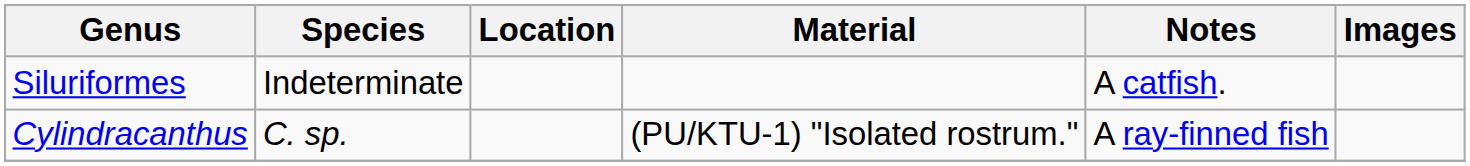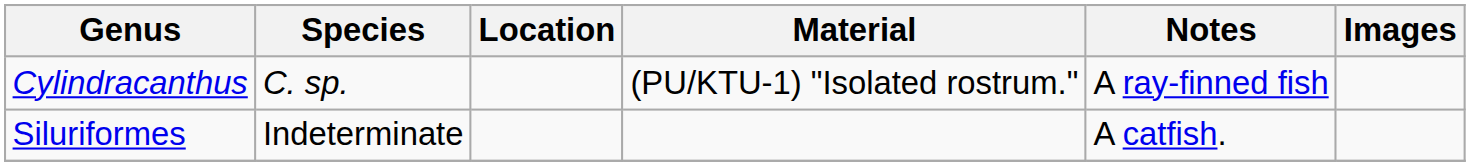rows swapped: (99, 82) <-> (130, 134)
